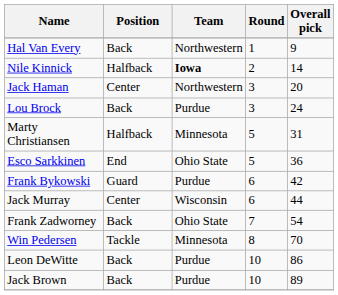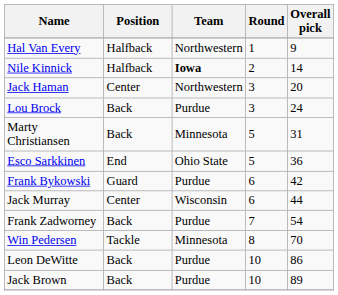(119, 48) Back -> (129, 48) Halfback
(129, 134) Halfback -> (119, 134) Back
(201, 220) Ohio State -> (192, 220) Purdue
